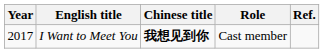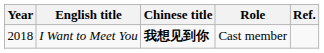(20, 36) 2017 -> (20, 36) 2018
